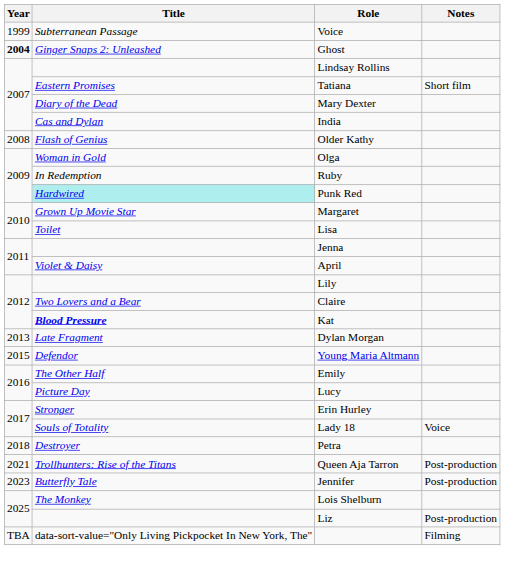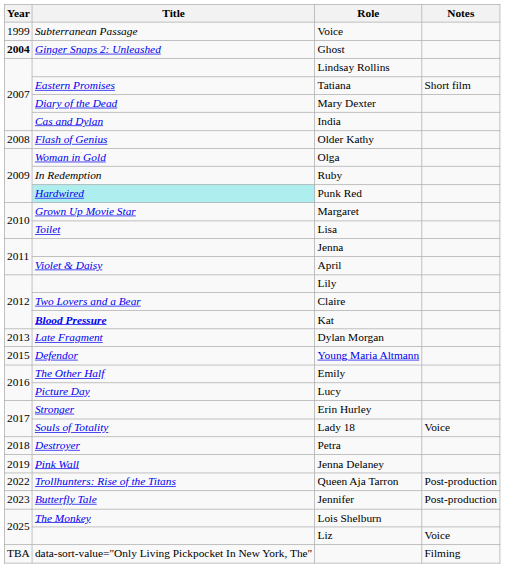+ row: (351, 463)
(18, 463) 2021 -> (18, 481) 2022
(461, 517) Post-production -> (437, 535) Voice
